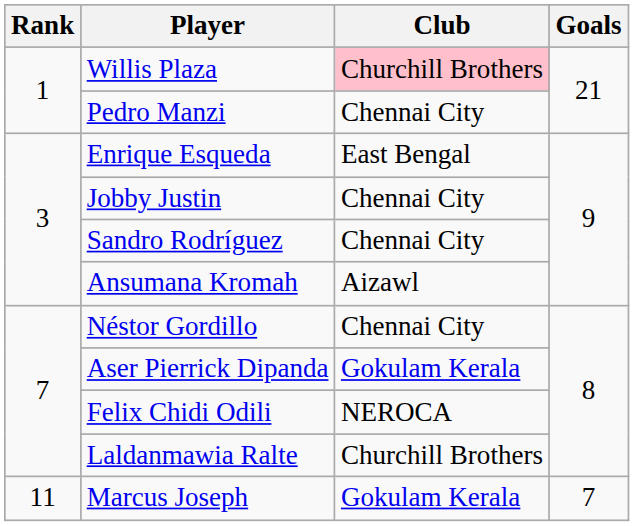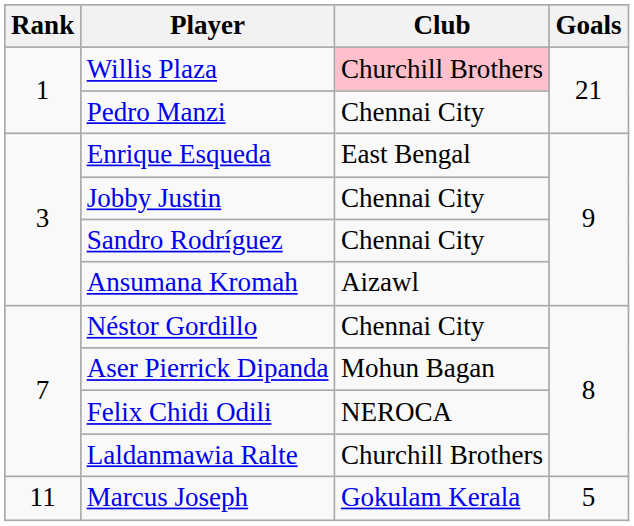(431, 369) Gokulam Kerala -> (418, 369) Mohun Bagan
(588, 497) 7 -> (588, 497) 5
